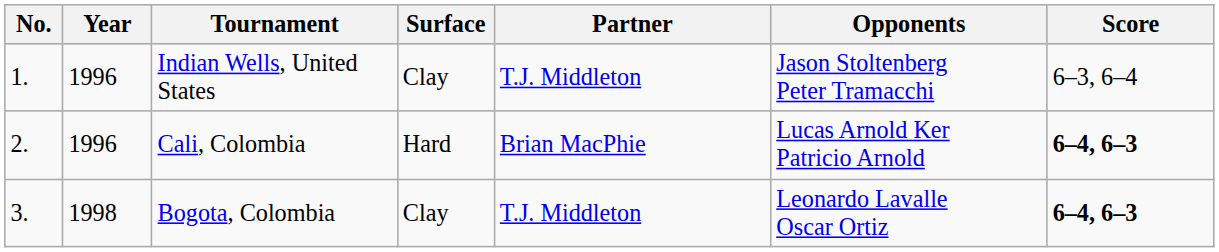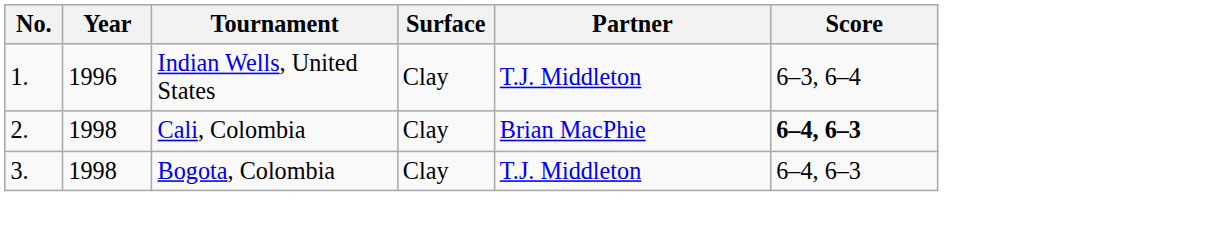- column: (909, 23)
(93, 144) 1996 -> (93, 130) 1998
(427, 144) Hard -> (426, 130) Clay
(1095, 211) bold -> (819, 169) normal
